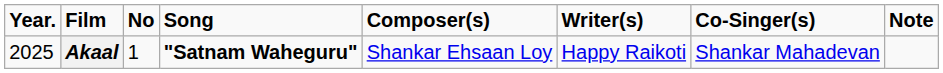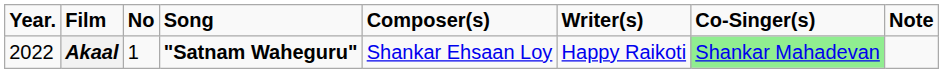(31, 52) 2025 -> (31, 52) 2022
(788, 52) no background -> (788, 52) lightgreen background
